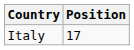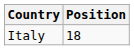(74, 35) 17 -> (74, 35) 18
